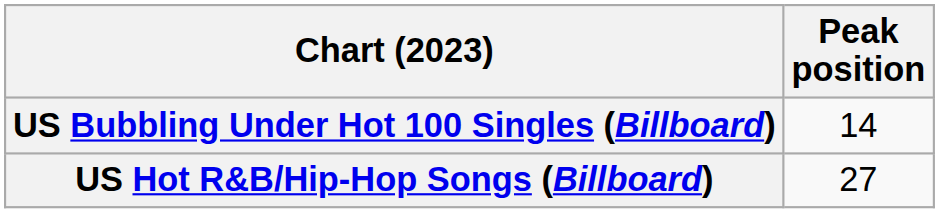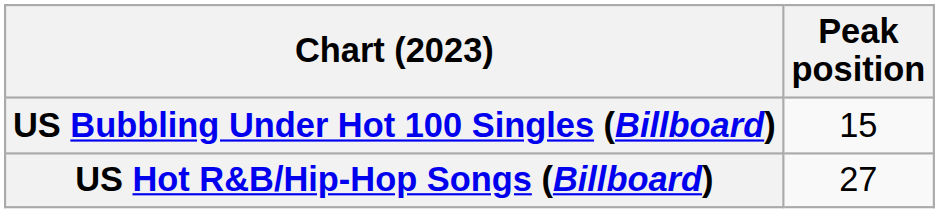(858, 125) 14 -> (858, 125) 15
